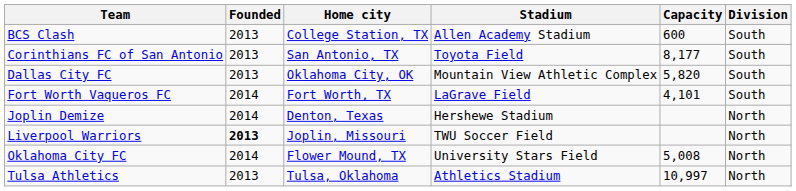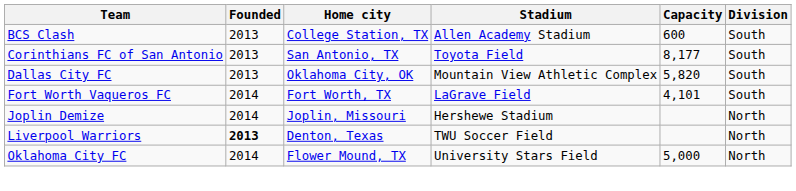(335, 115) Denton, Texas -> (346, 115) Joplin, Missouri
(346, 135) Joplin, Missouri -> (335, 135) Denton, Texas
(682, 155) 5,008 -> (682, 155) 5,000
- row: (63, 176)
